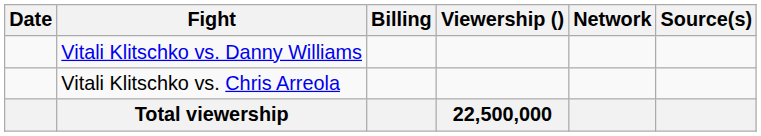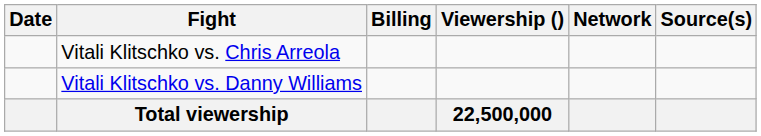rows swapped: (212, 51) <-> (201, 83)
